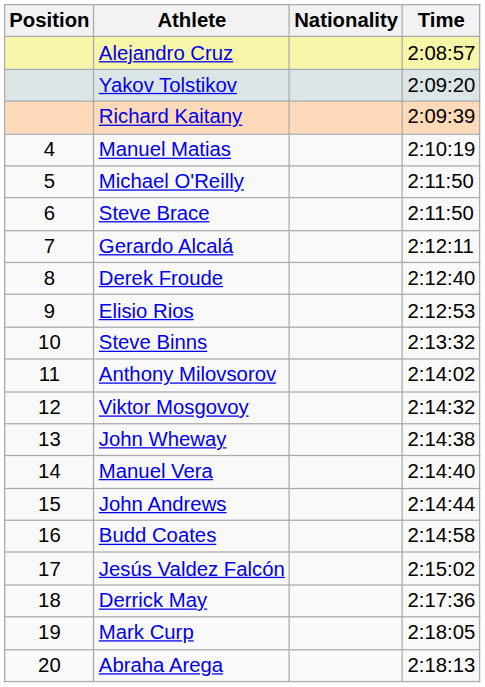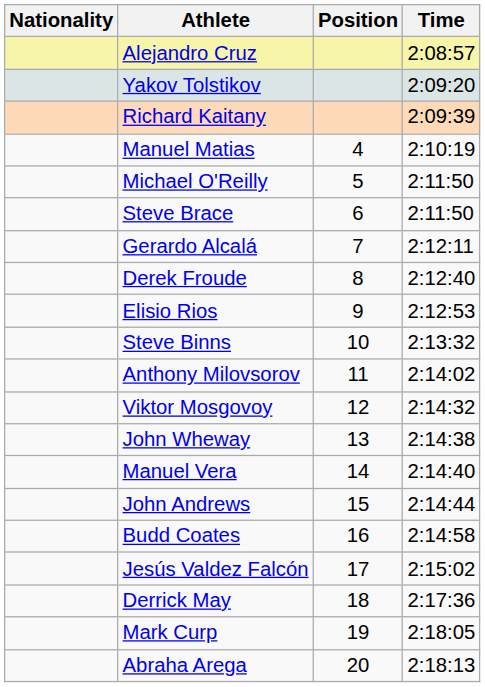columns swapped: (49, 20) <-> (346, 20)
